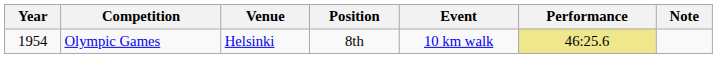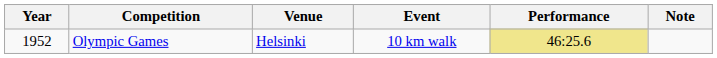- column: (354, 17)
(33, 41) 1954 -> (37, 41) 1952
